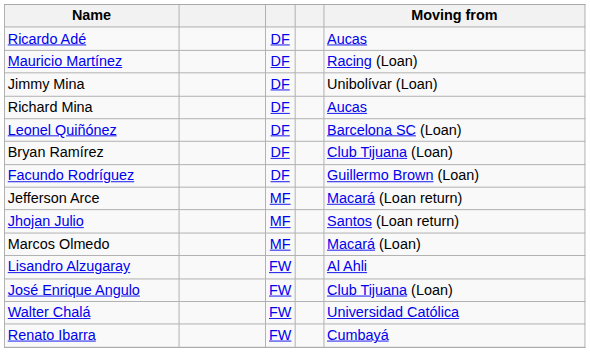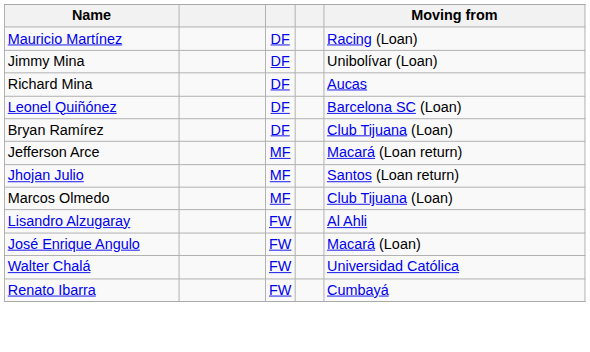- row: (47, 38)
- row: (71, 175)
(374, 244) Macará (Loan) -> (390, 198) Club Tijuana (Loan)
(390, 289) Club Tijuana (Loan) -> (374, 244) Macará (Loan)
